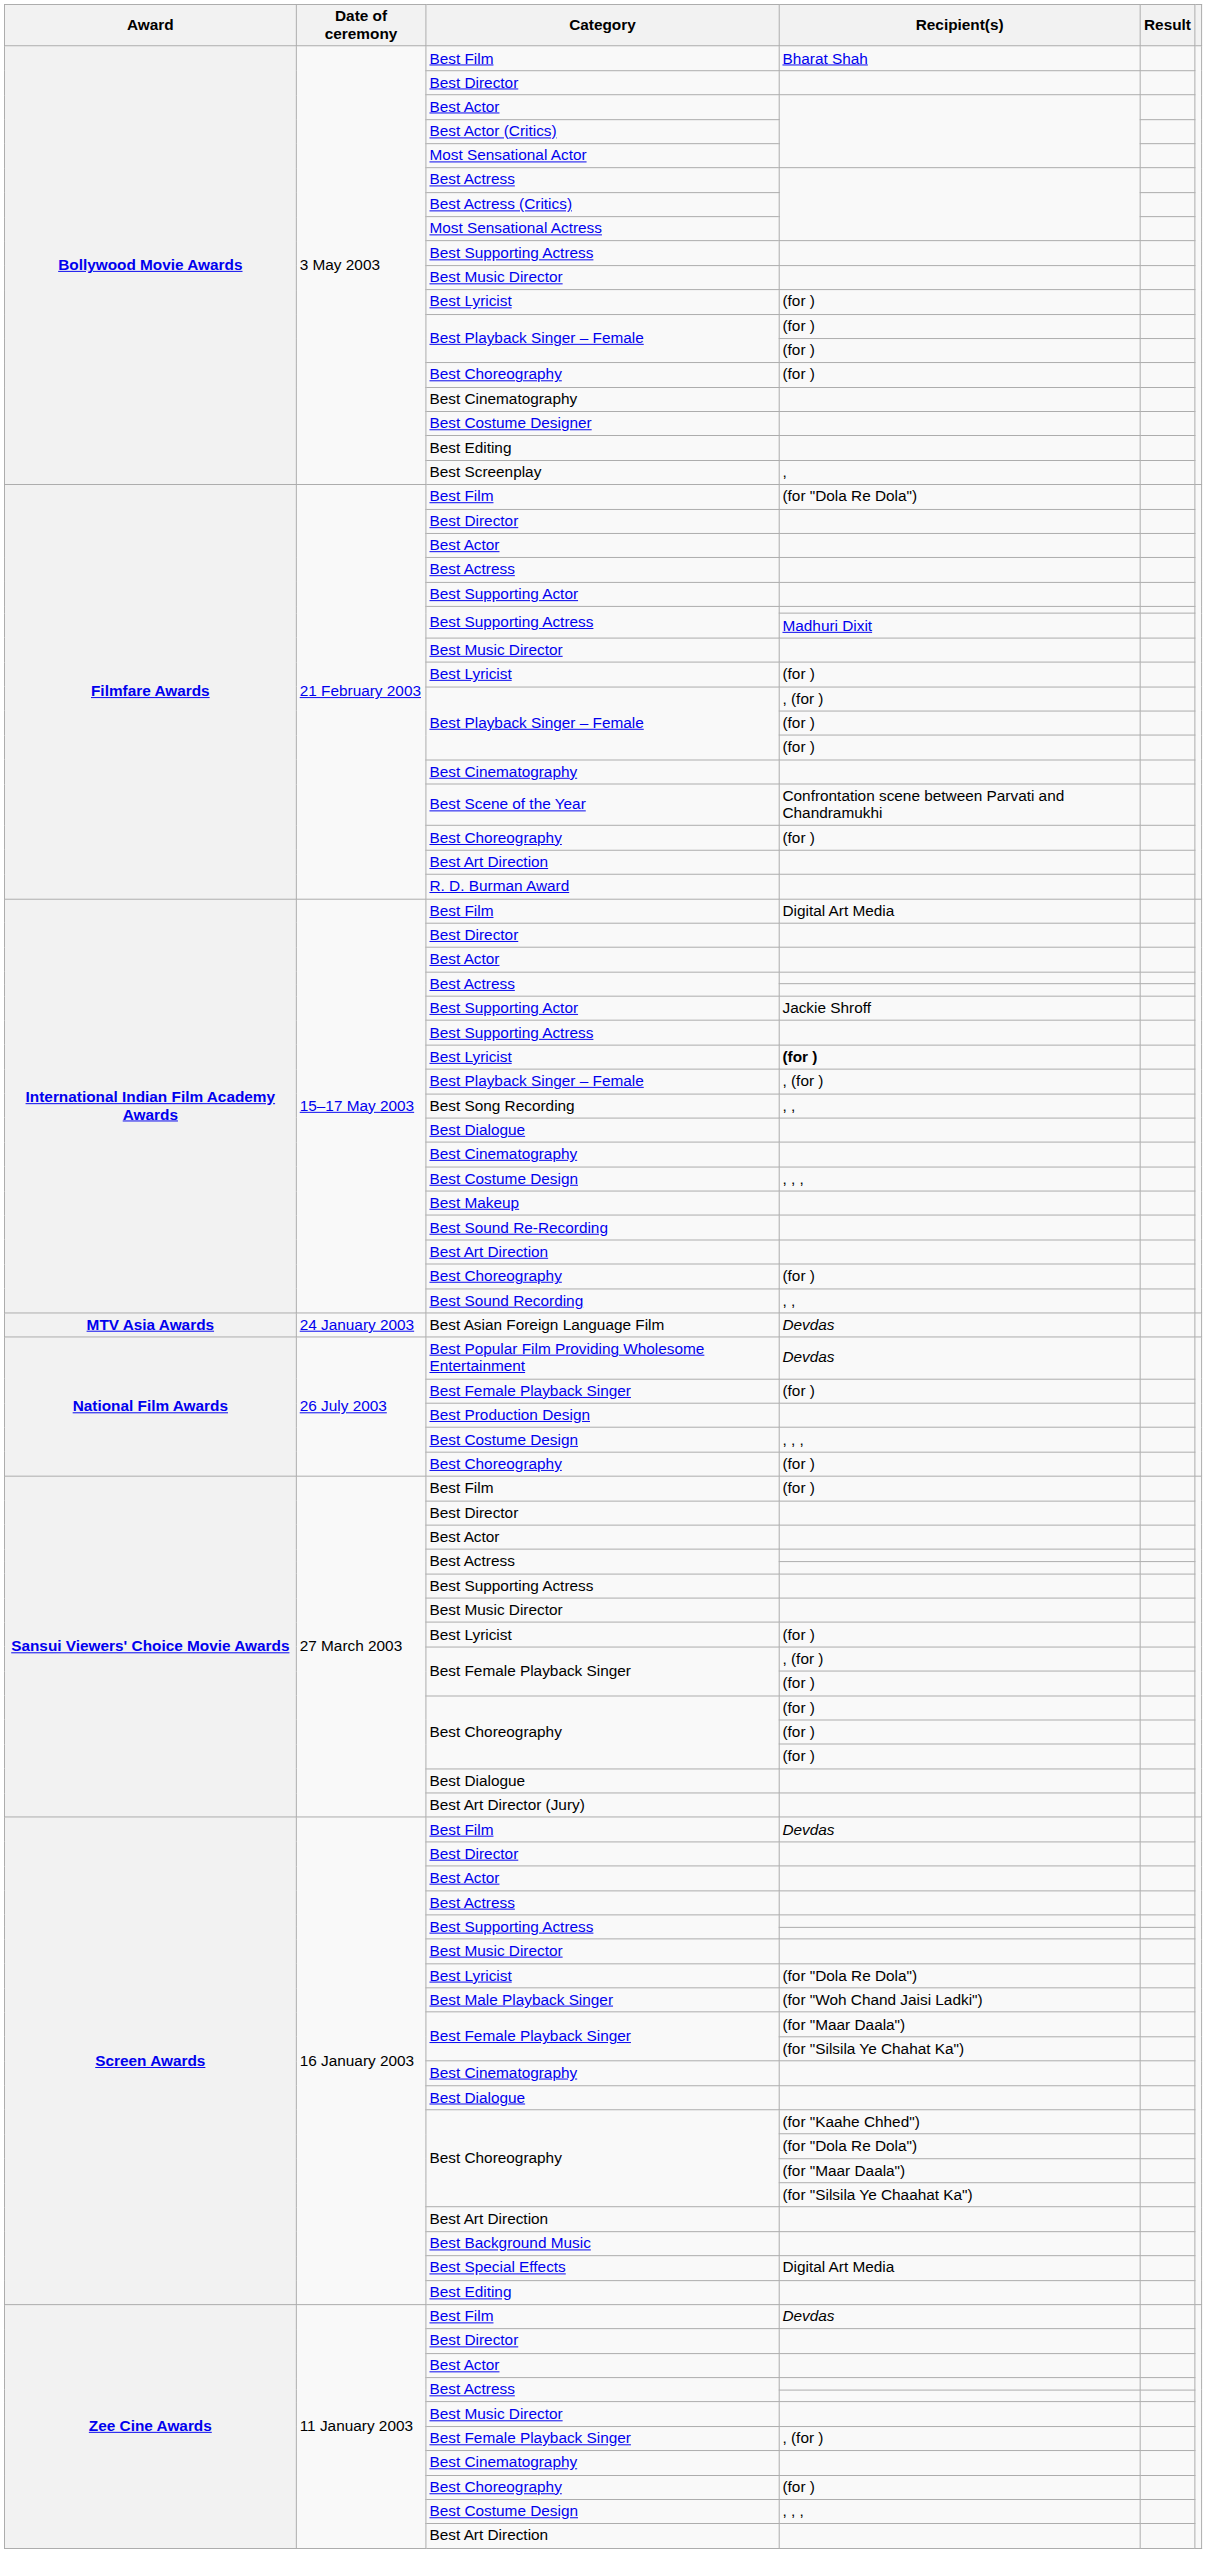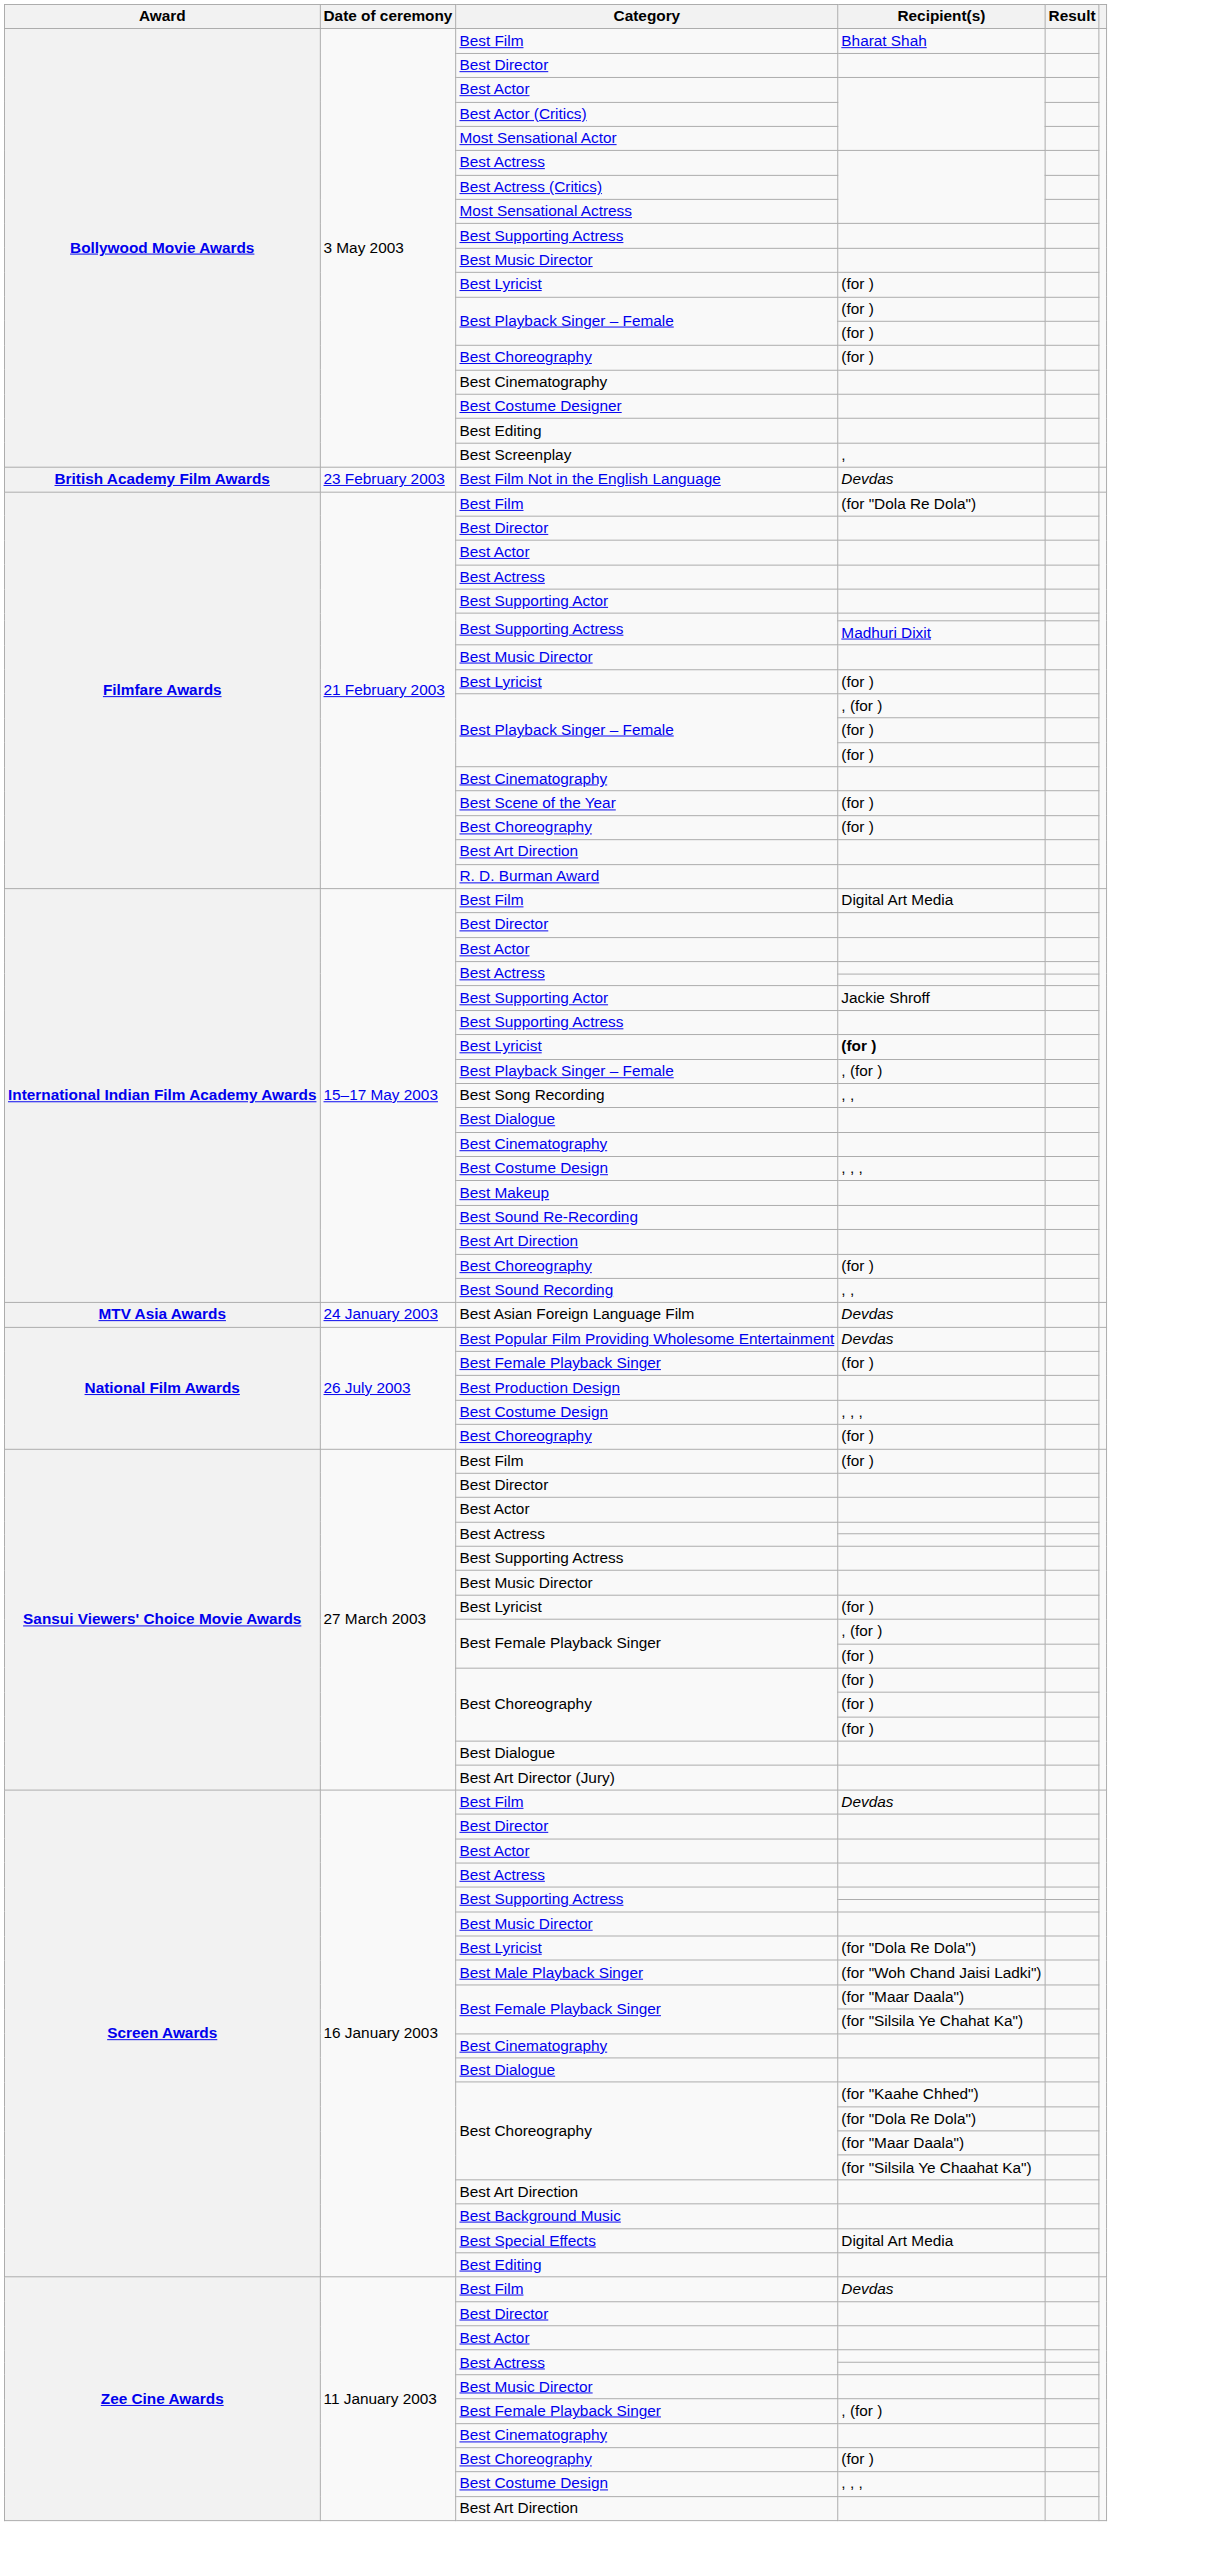+ row: (162, 479)
(923, 804) Confrontation scene between Parvati and Chandramukhi -> (858, 803) (for )
